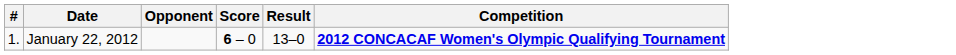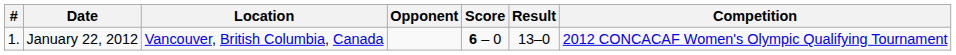+ column: (264, 16)
(521, 39) bold -> (755, 39) normal
